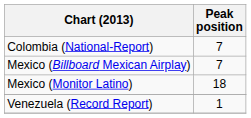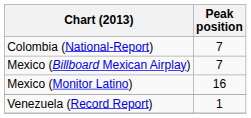(219, 84) 18 -> (219, 84) 16
